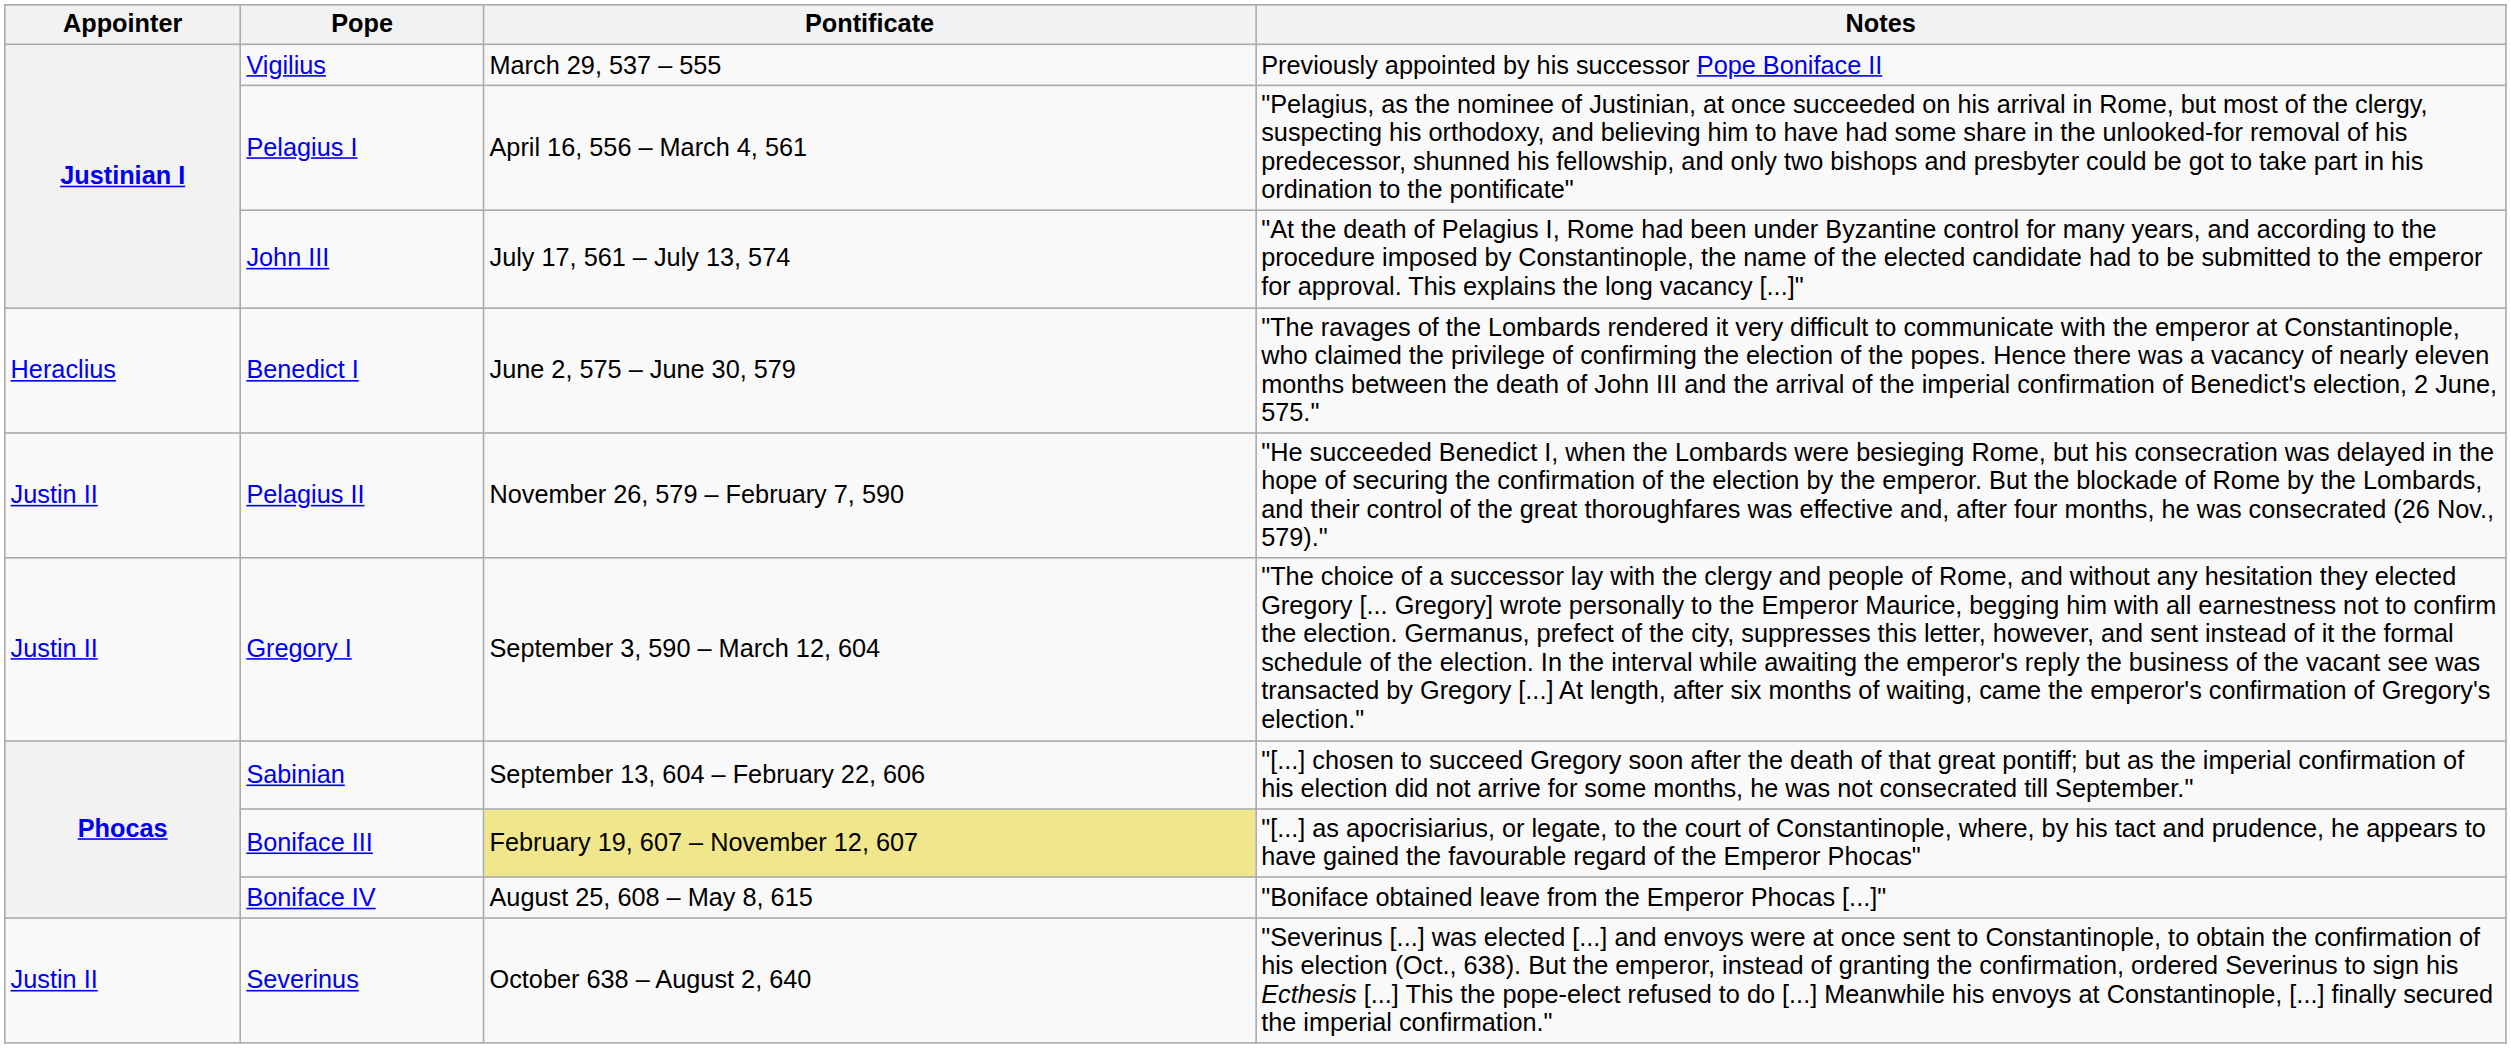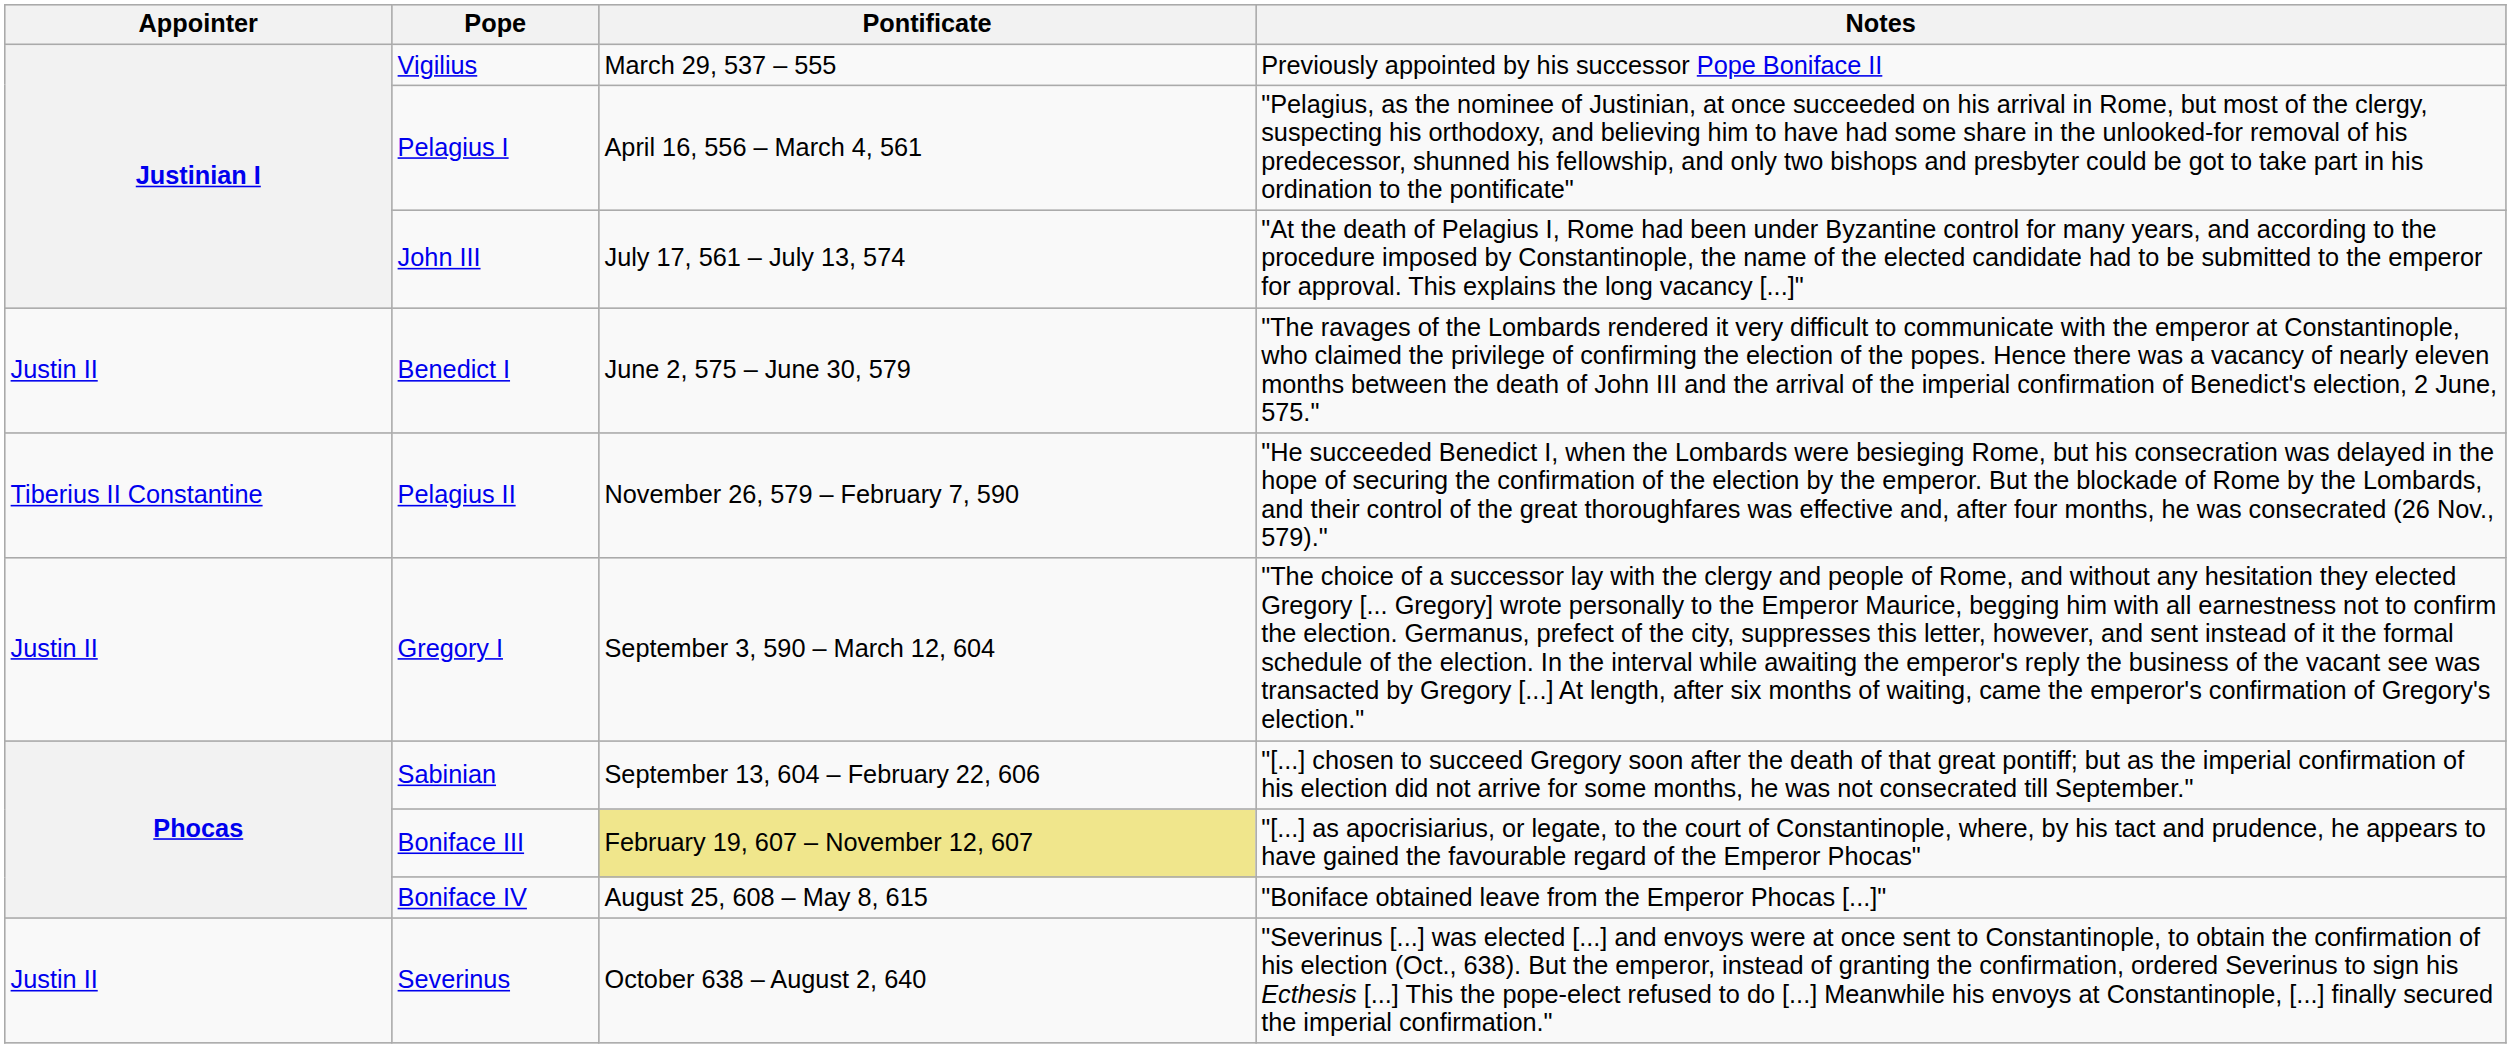(63, 369) Heraclius -> (54, 369) Justin II
(54, 495) Justin II -> (137, 495) Tiberius II Constantine
